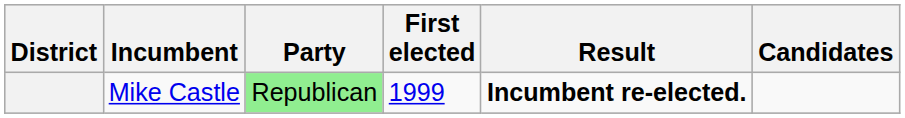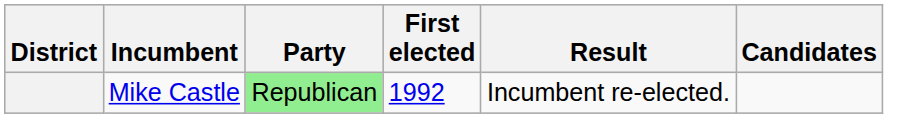(417, 92) 1999 -> (417, 92) 1992
(617, 92) bold -> (608, 92) normal
